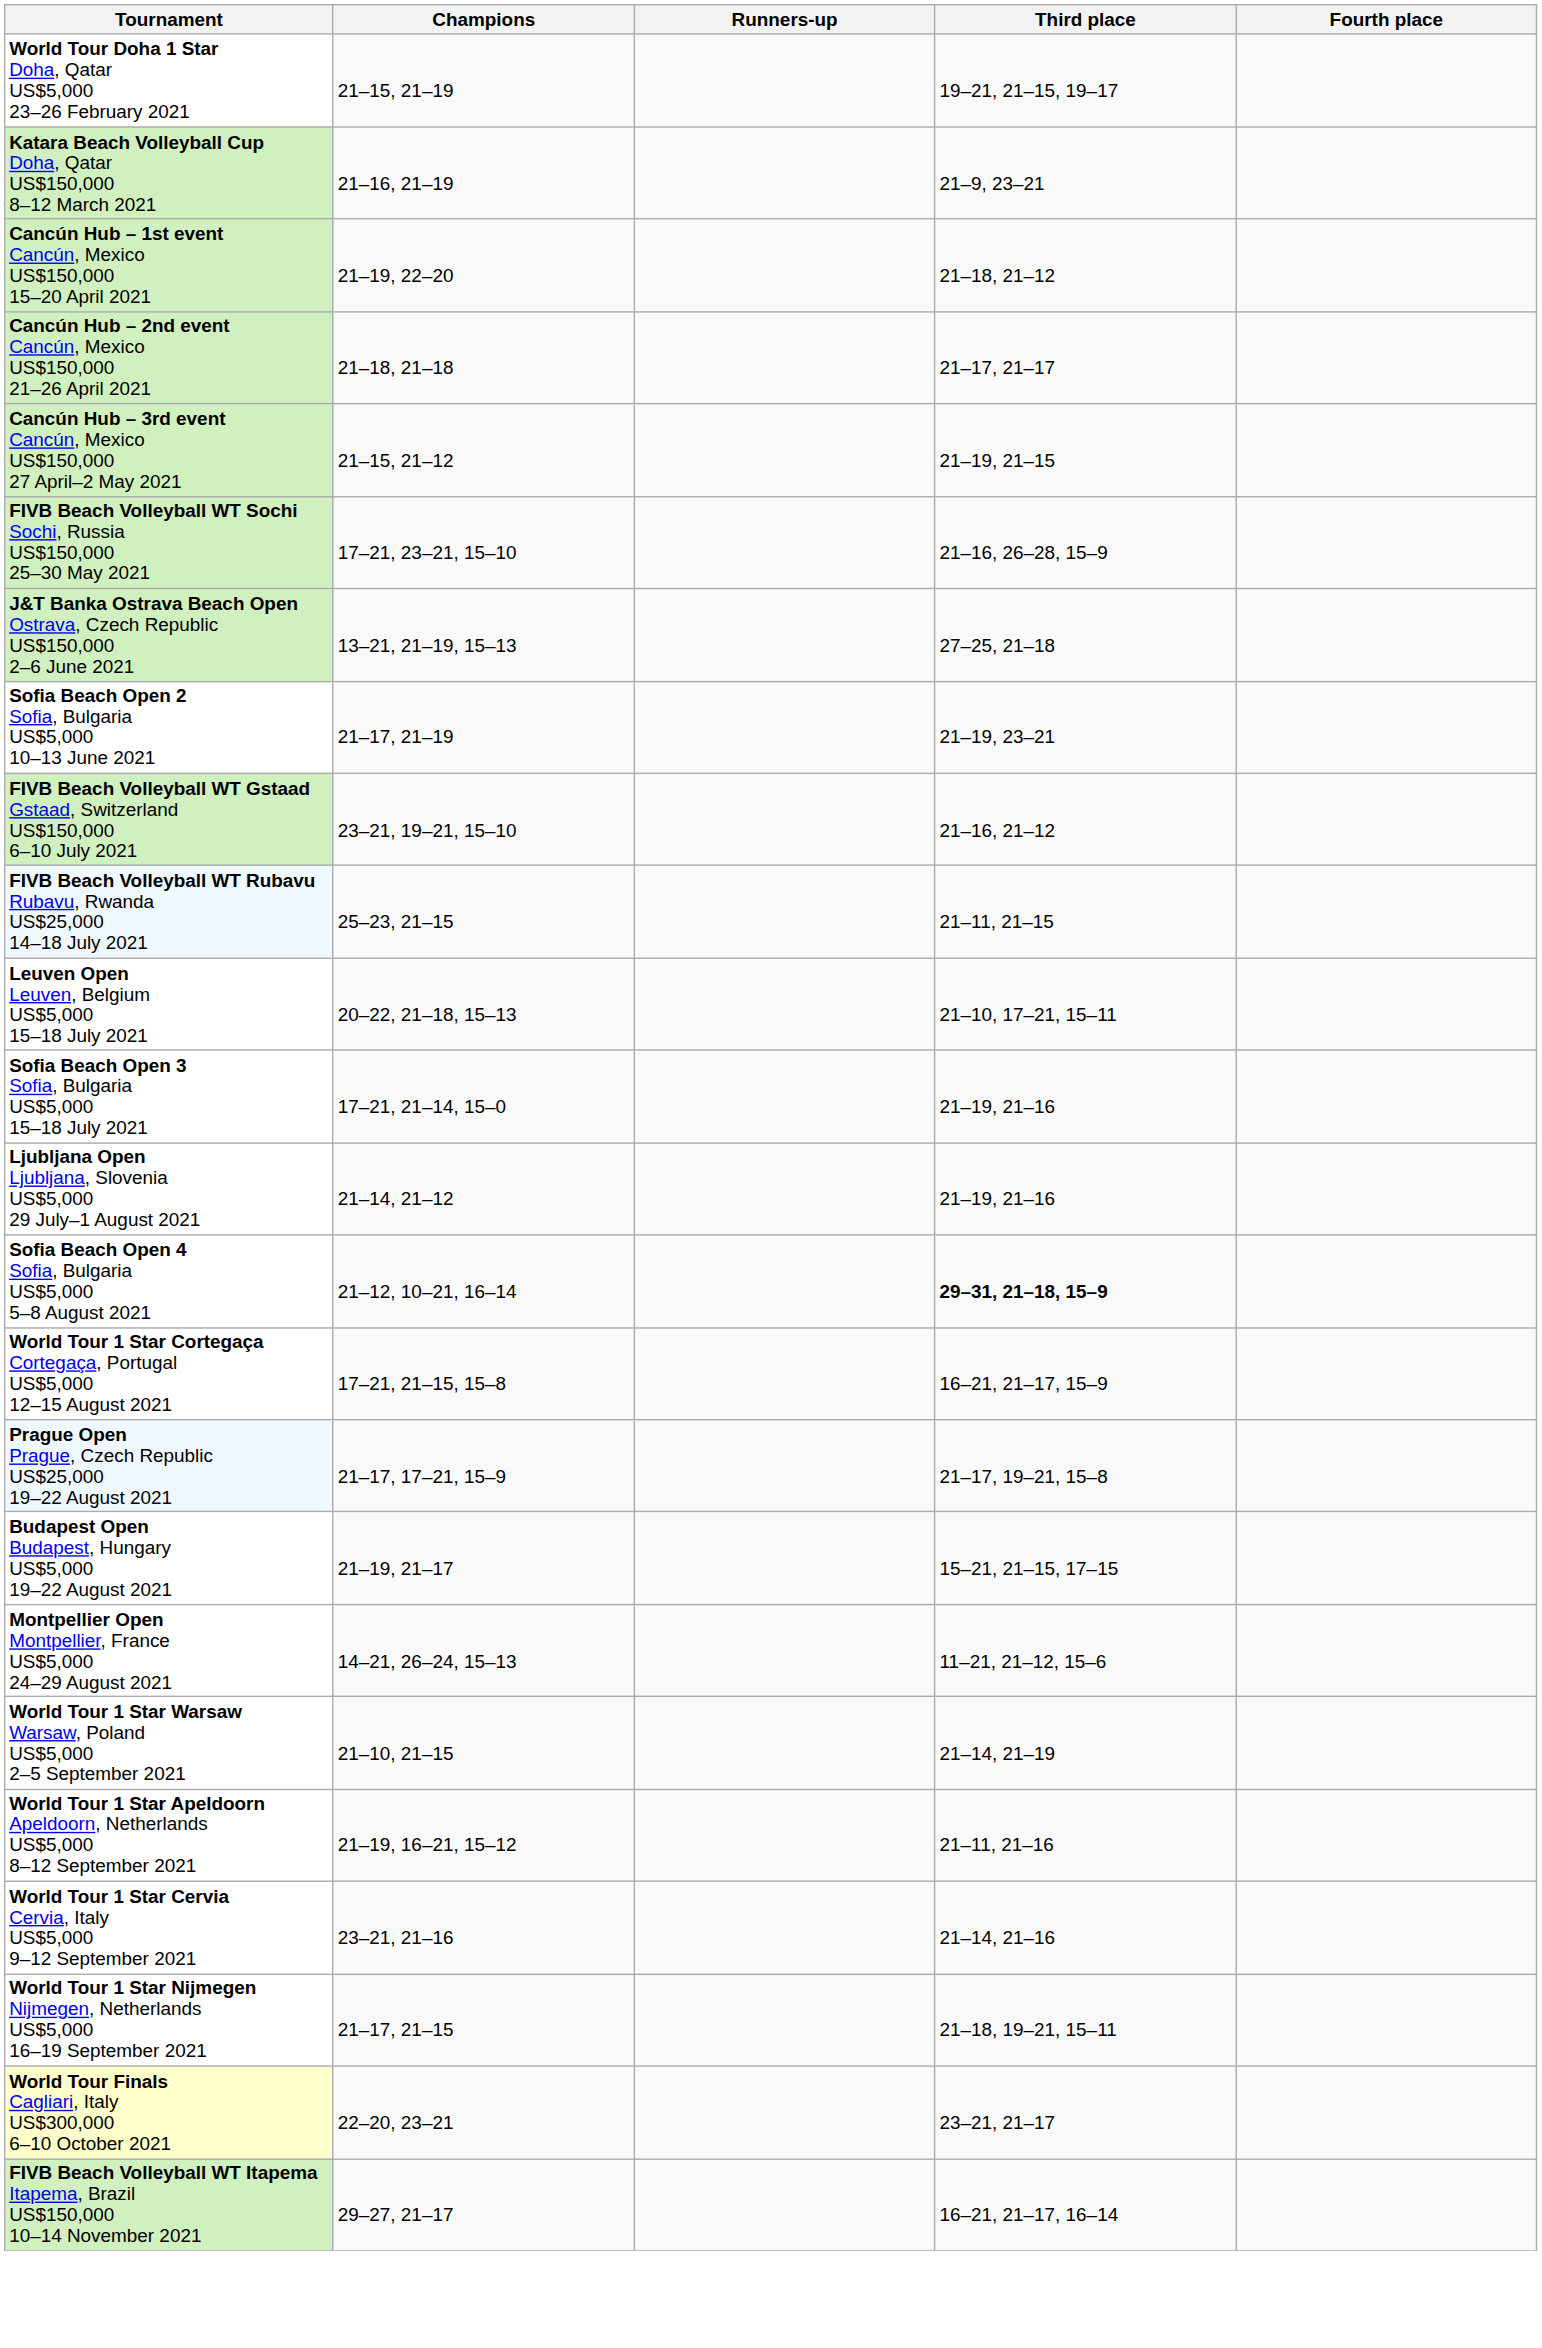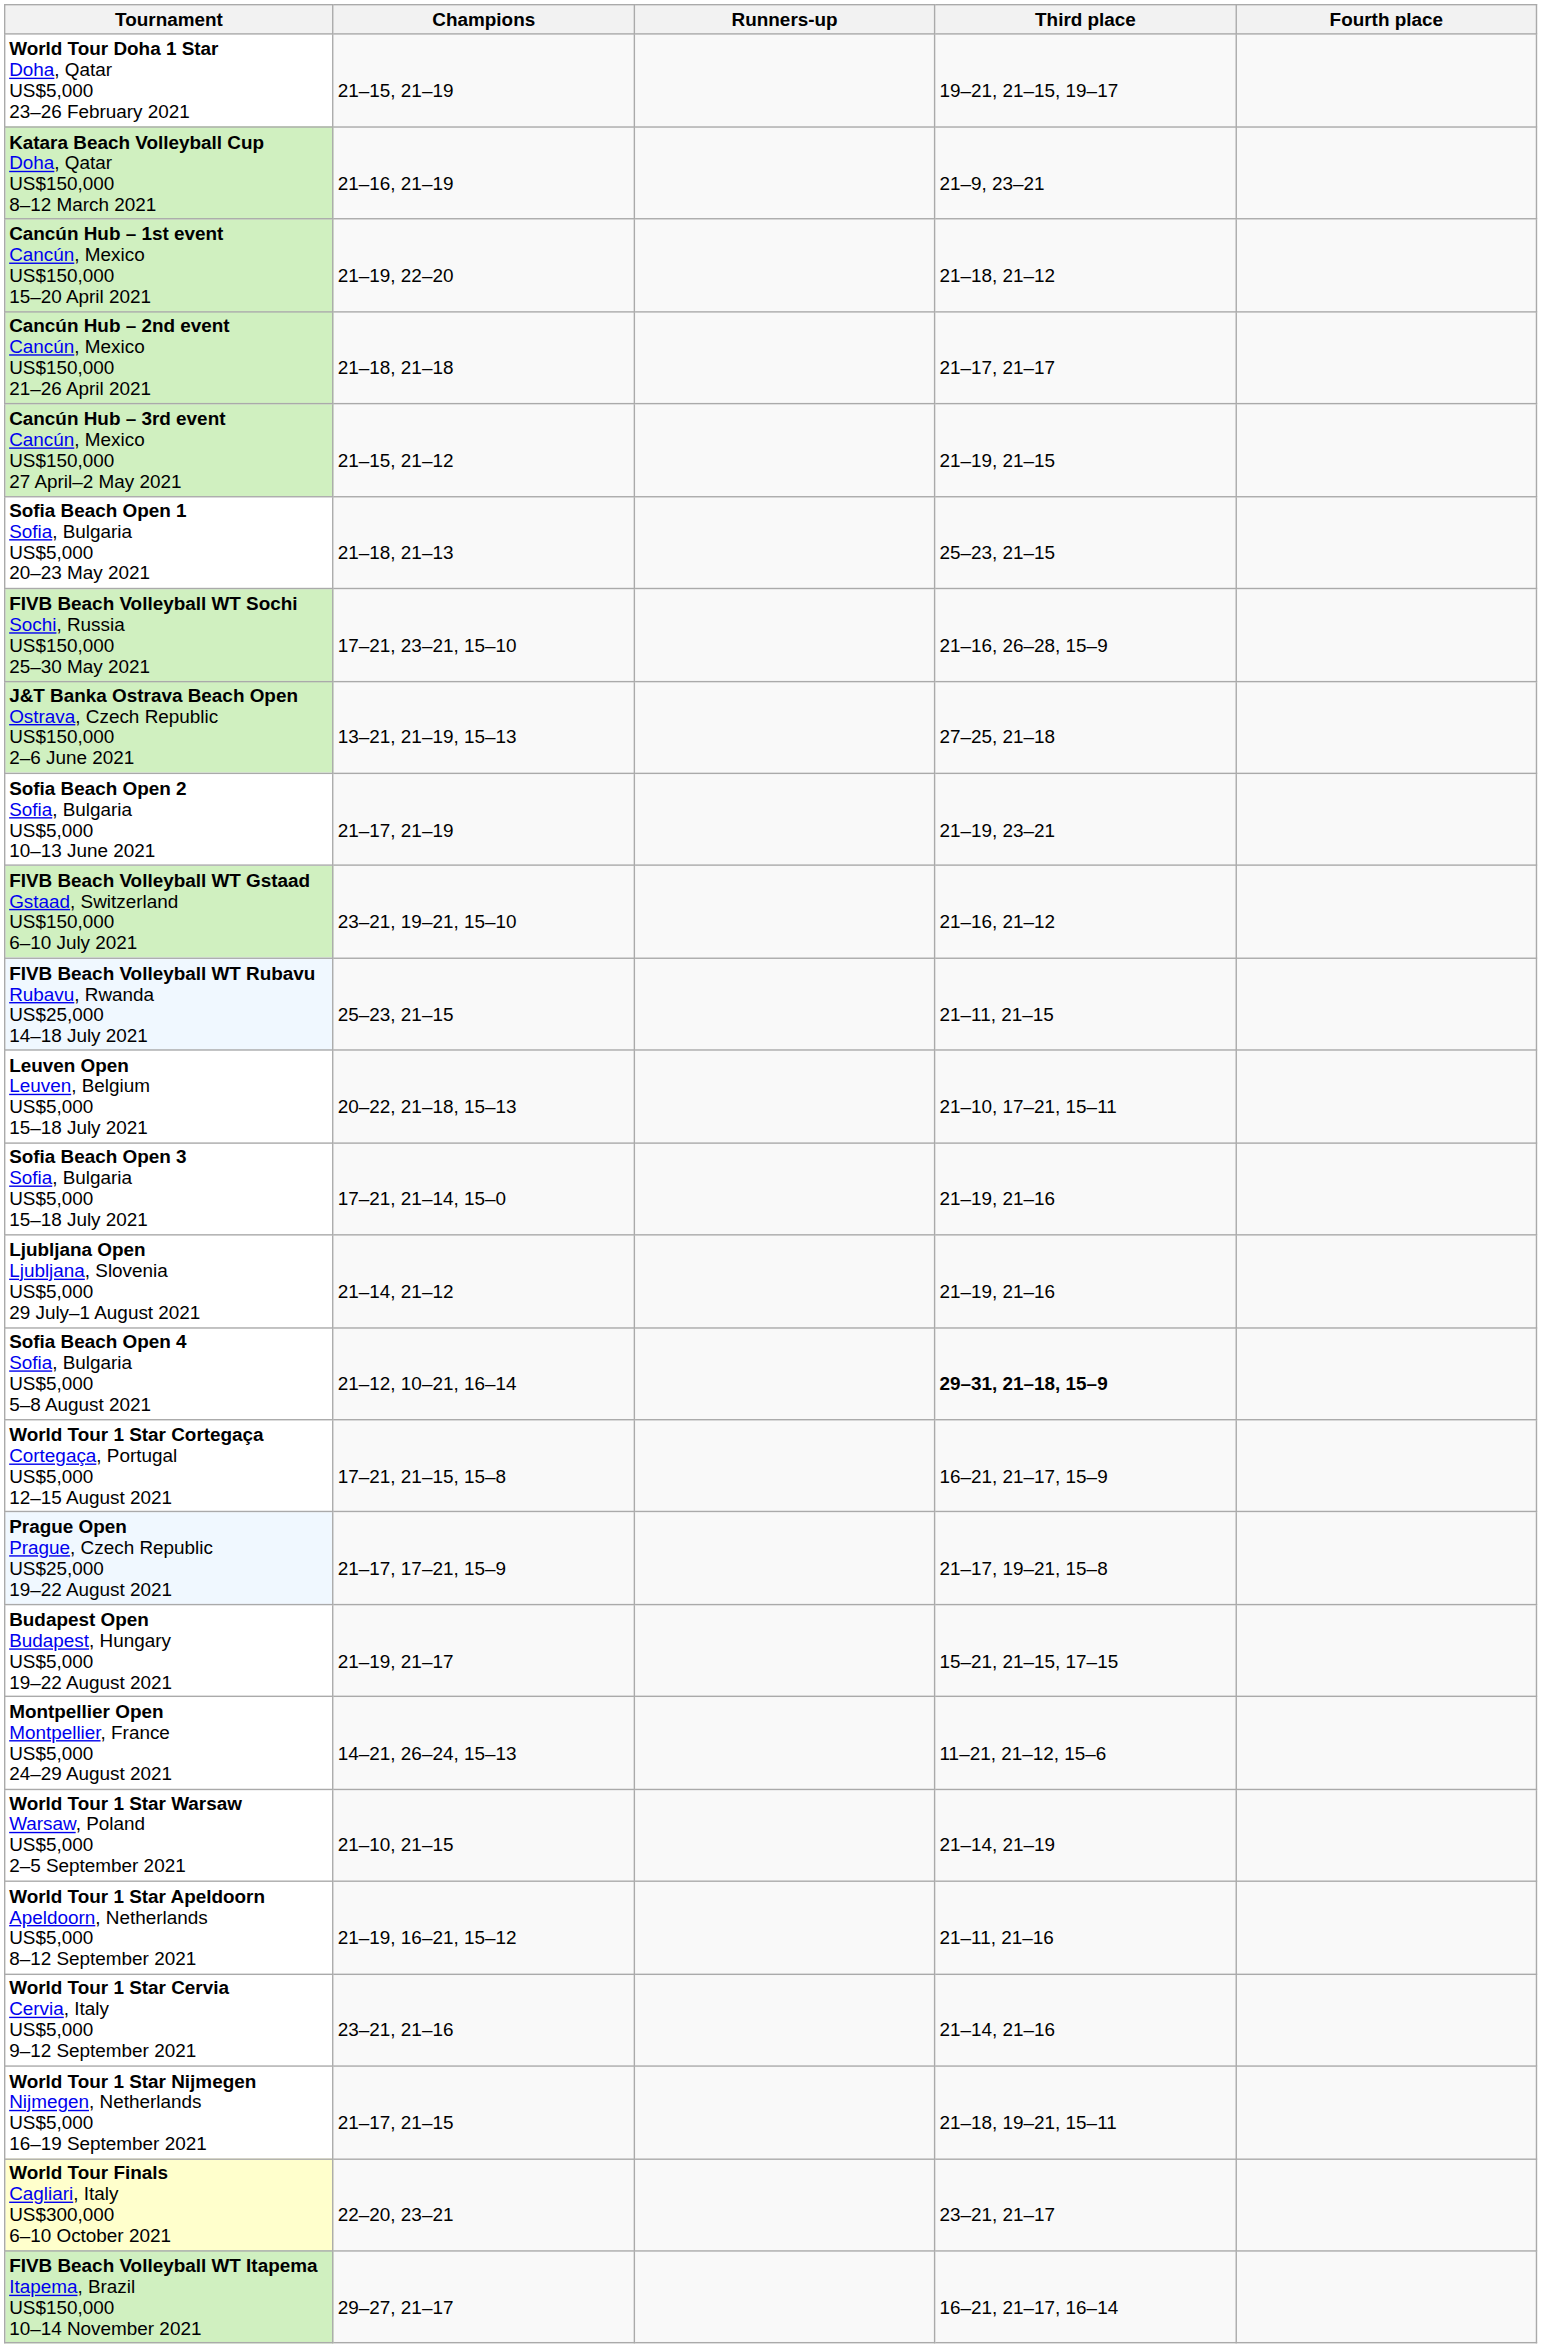+ row: (98, 542)
